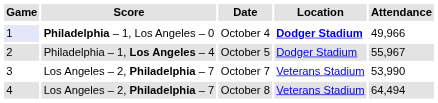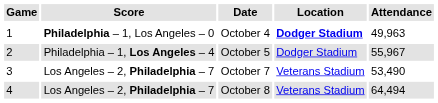(9, 33) lavender background -> (9, 33) no background
(388, 33) 49,966 -> (388, 33) 49,963
(388, 71) 53,990 -> (388, 71) 53,490
